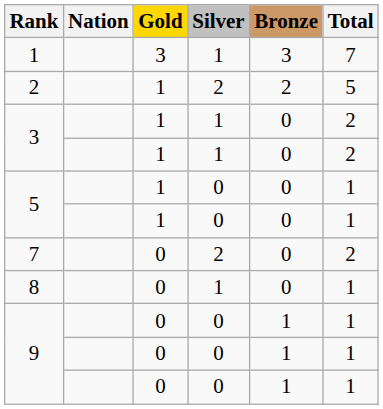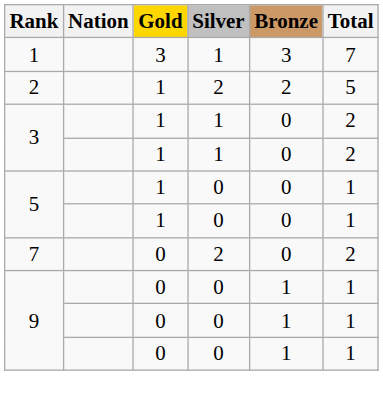- row: (34, 287)
